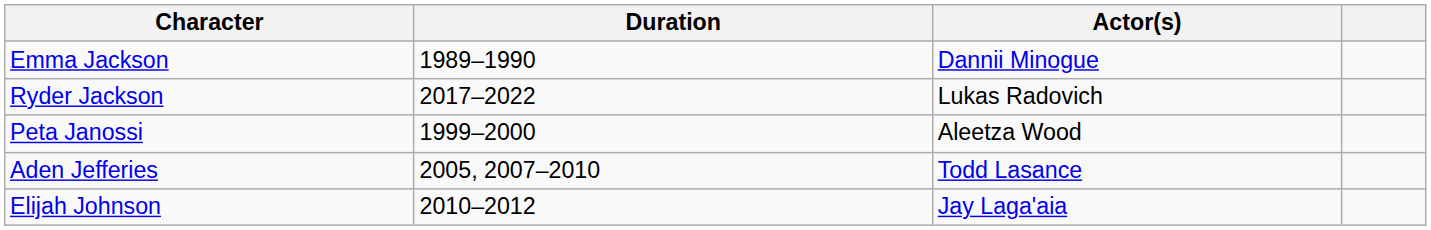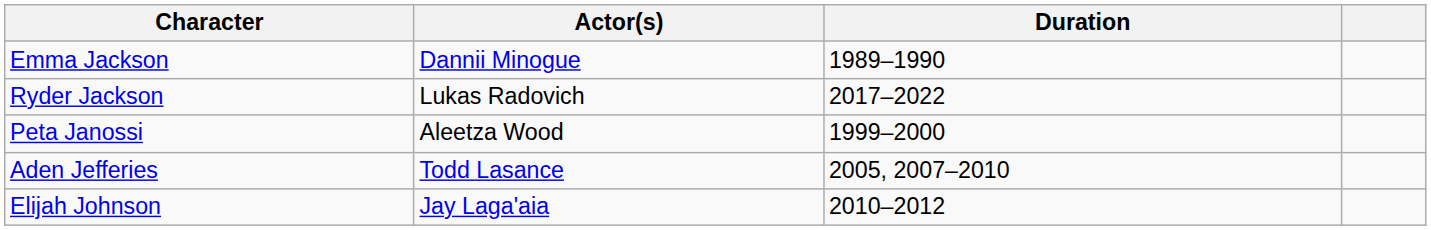columns swapped: (1137, 22) <-> (673, 22)
